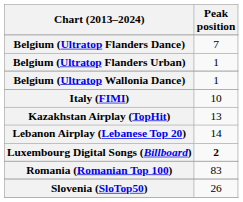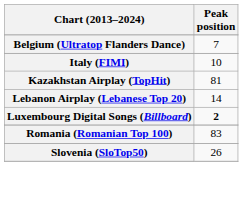- row: (99, 62)
- row: (99, 80)
(216, 116) 13 -> (216, 80) 81
